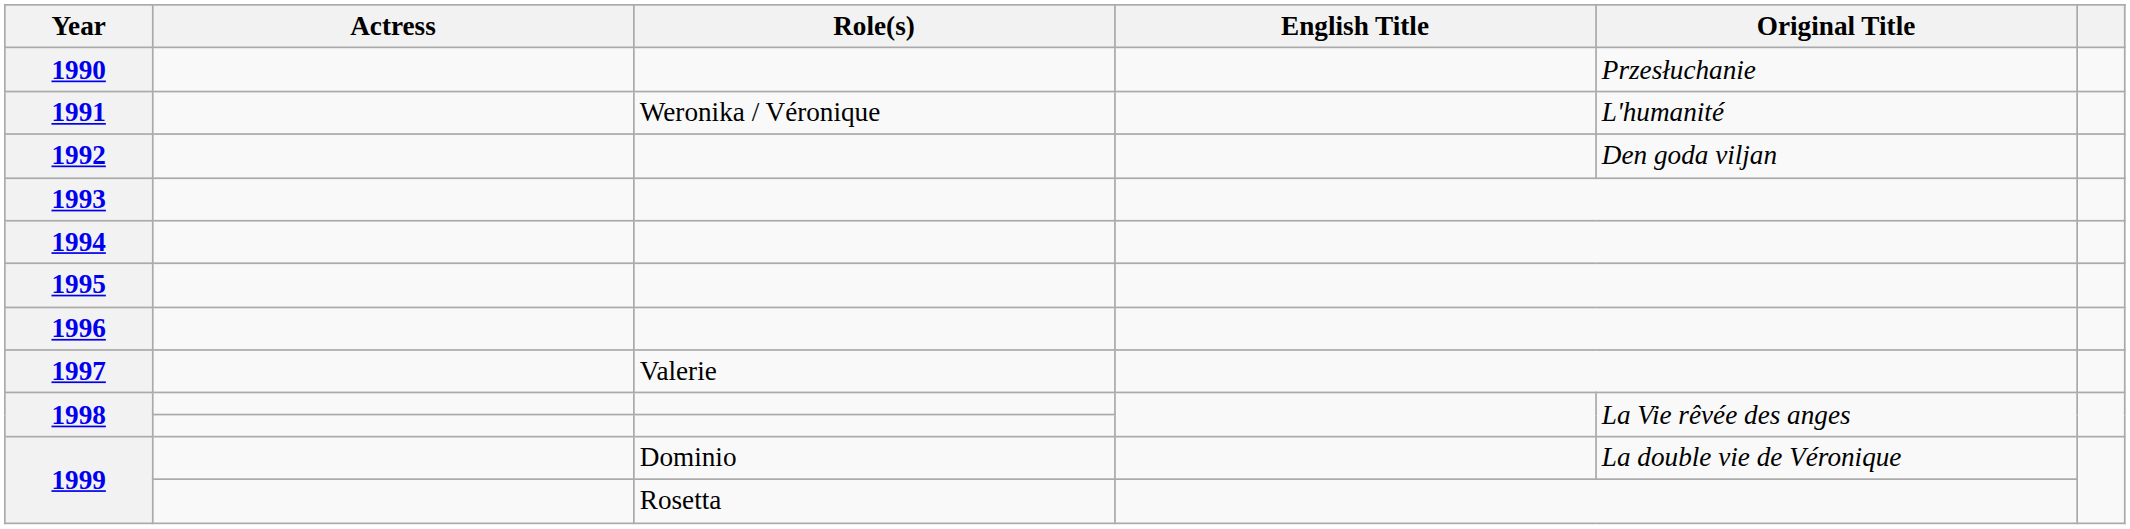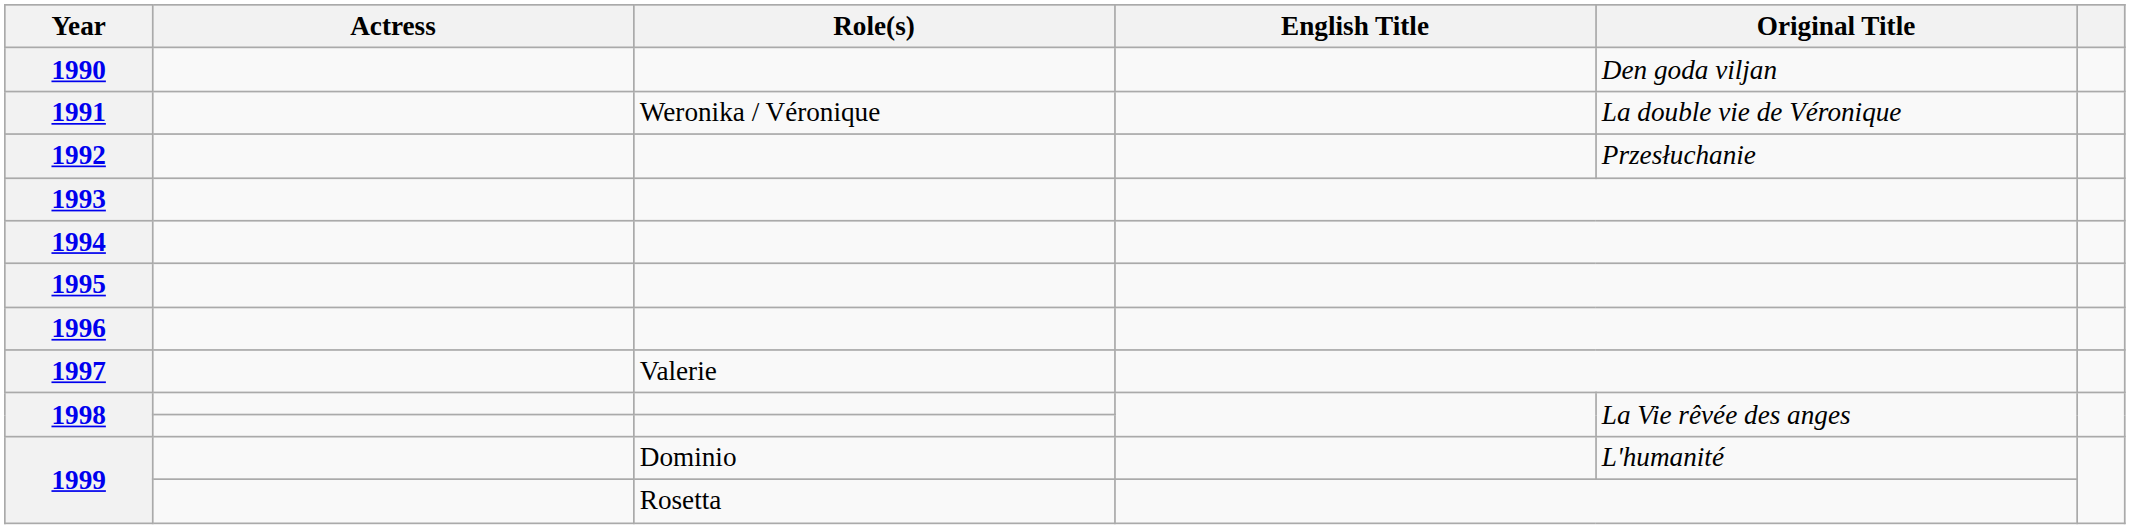(1679, 69) Przesłuchanie -> (1689, 69) Den goda viljan
(1663, 112) L'humanité -> (1752, 112) La double vie de Véronique
(1689, 155) Den goda viljan -> (1679, 155) Przesłuchanie
(1752, 457) La double vie de Véronique -> (1663, 457) L'humanité
